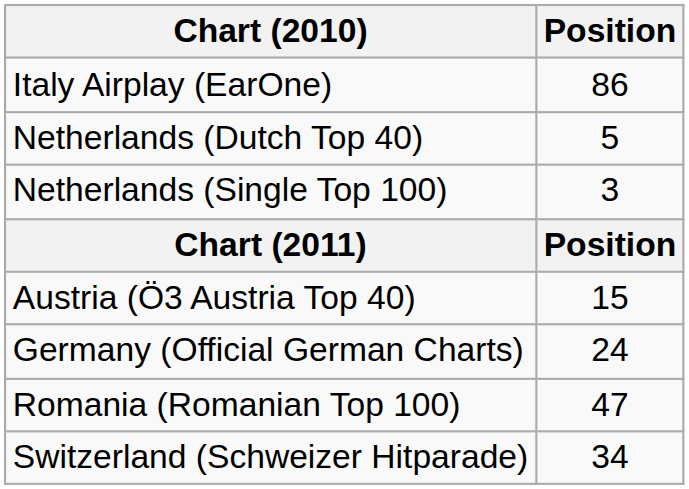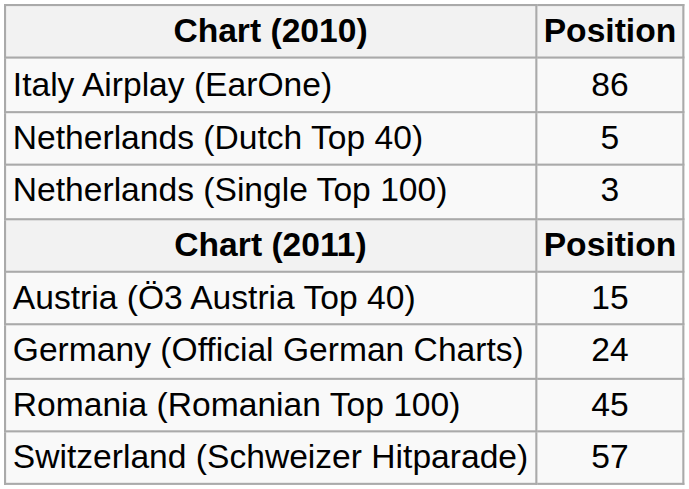(610, 404) 47 -> (610, 404) 45
(610, 457) 34 -> (610, 457) 57
